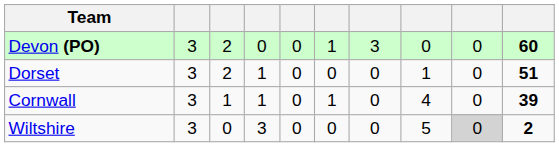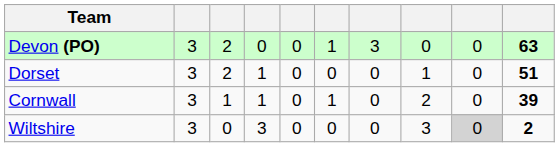(528, 45) 60 -> (528, 45) 63
(426, 100) 4 -> (426, 100) 2
(426, 127) 5 -> (426, 127) 3
